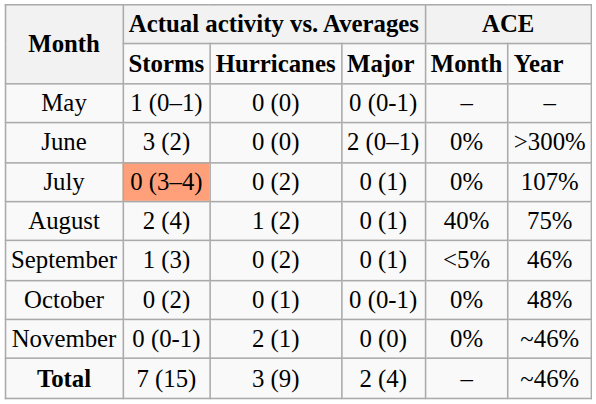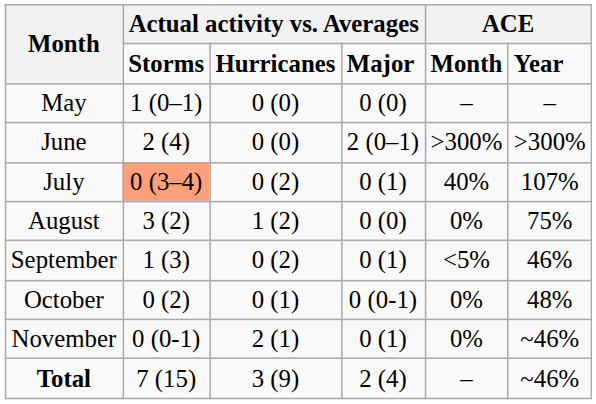(383, 102) 0 (0-1) -> (383, 102) 0 (0)
(166, 142) 3 (2) -> (166, 142) 2 (4)
(467, 142) 0% -> (466, 142) >300%
(467, 181) 0% -> (466, 181) 40%
(166, 220) 2 (4) -> (166, 220) 3 (2)
(383, 220) 0 (1) -> (383, 220) 0 (0)
(467, 220) 40% -> (466, 220) 0%
(383, 338) 0 (0) -> (383, 338) 0 (1)
